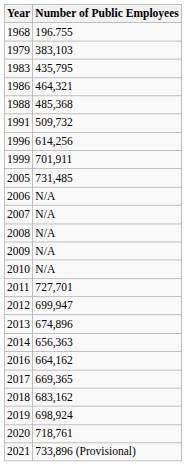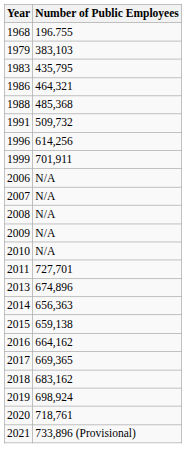- row: (19, 178)
- row: (19, 305)
+ row: (19, 324)
